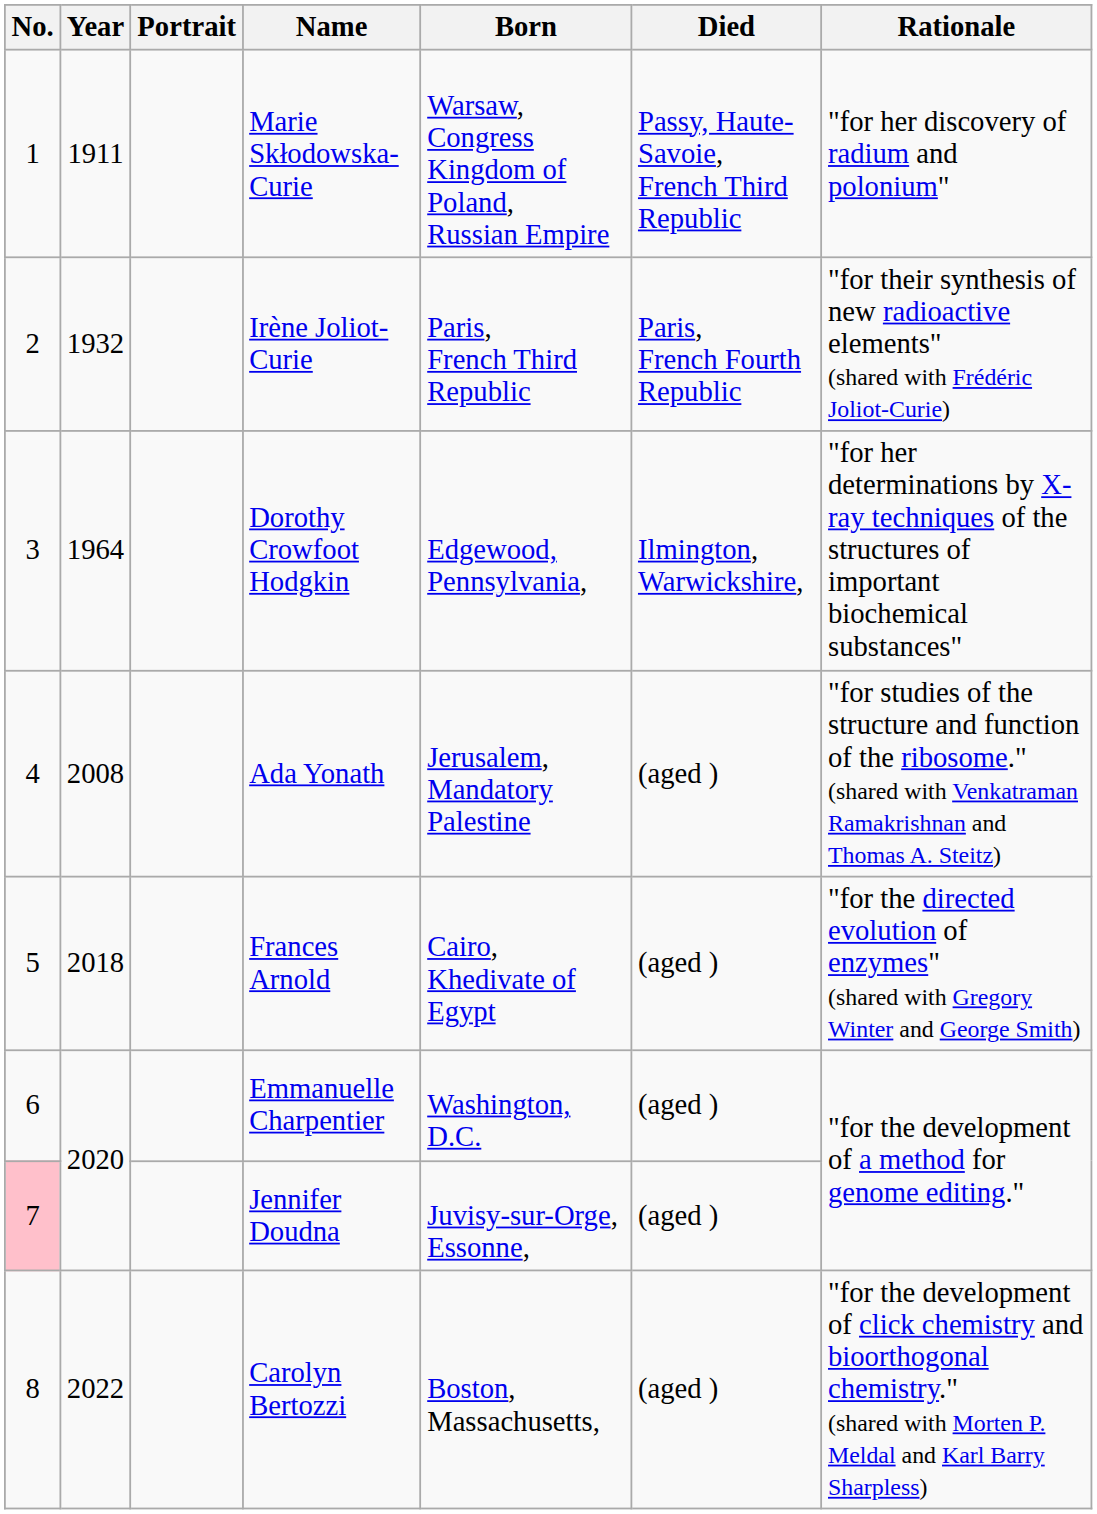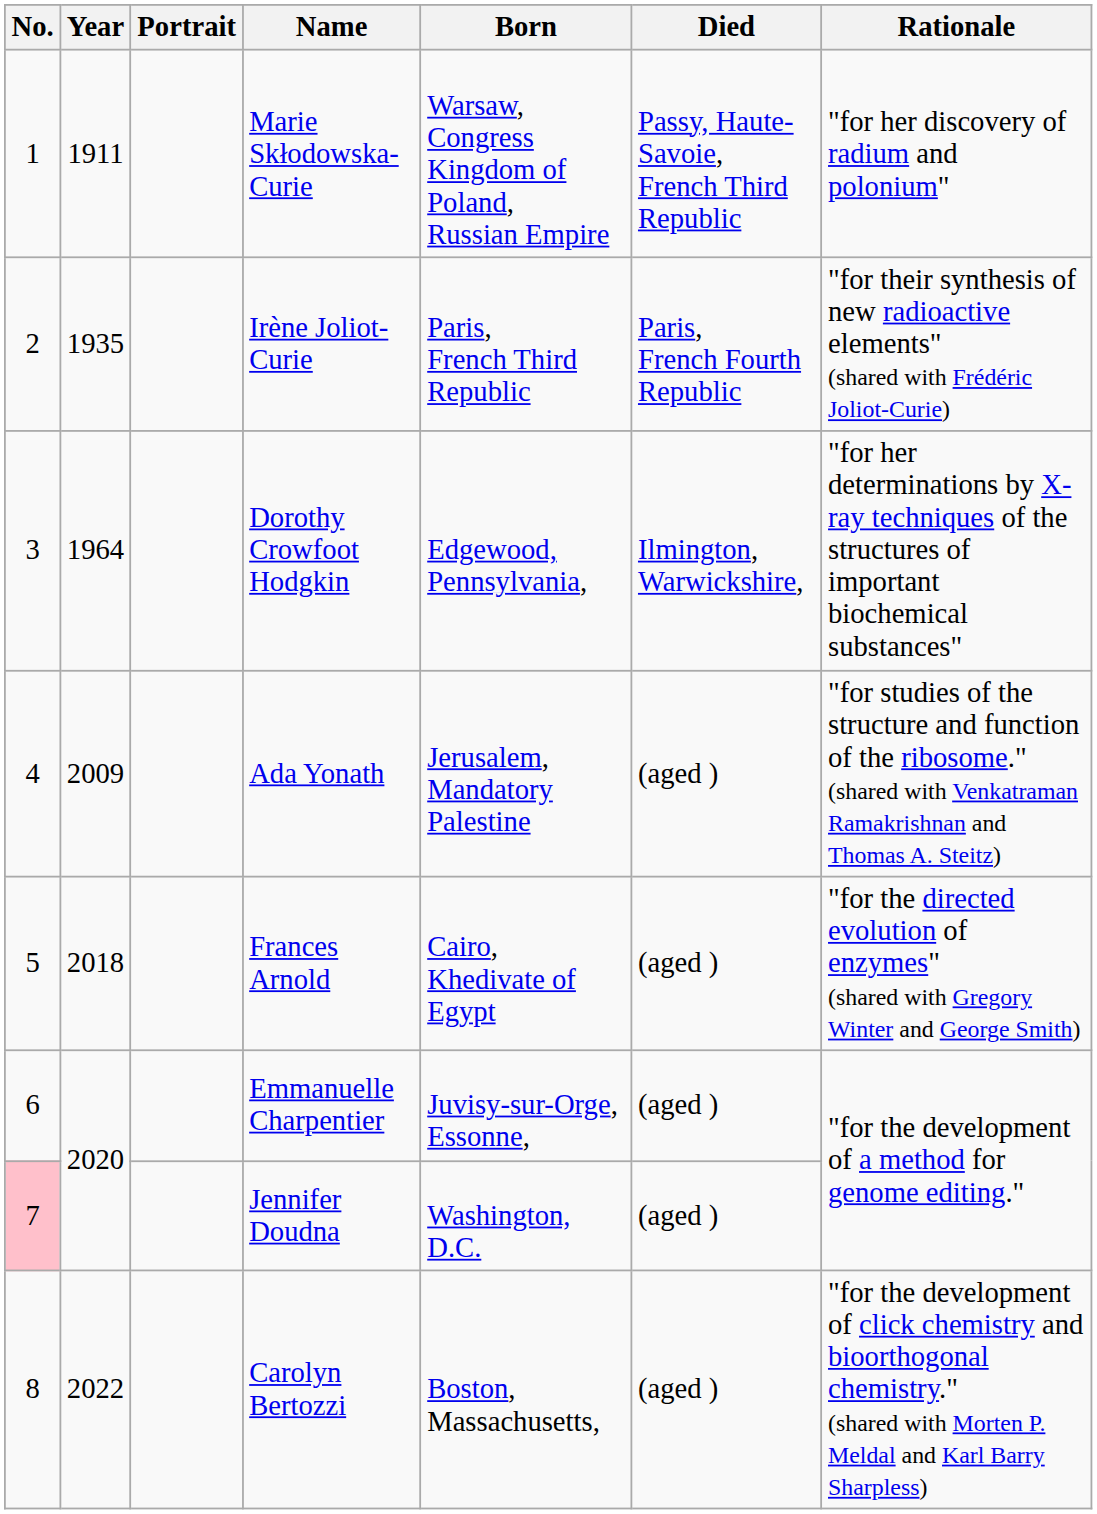(96, 343) 1932 -> (96, 343) 1935
(96, 772) 2008 -> (96, 772) 2009
(499, 1121) Washington, D.C. -> (522, 1121) Juvisy-sur-Orge, Essonne,
(522, 1231) Juvisy-sur-Orge, Essonne, -> (499, 1231) Washington, D.C.
